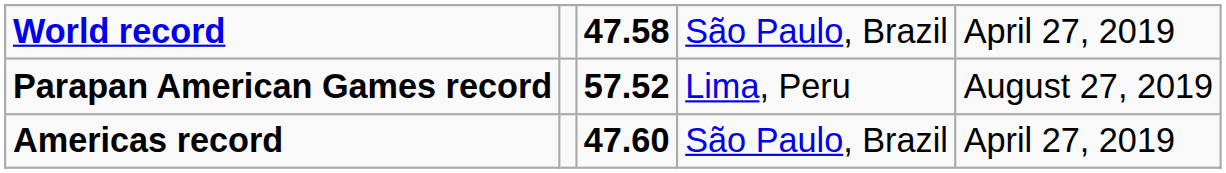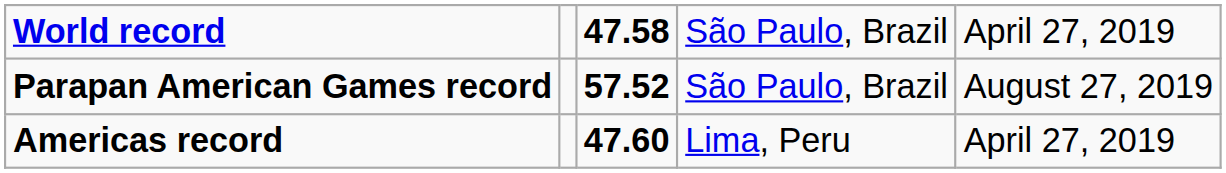(768, 85) Lima, Peru -> (817, 85) São Paulo, Brazil
(817, 140) São Paulo, Brazil -> (768, 140) Lima, Peru
